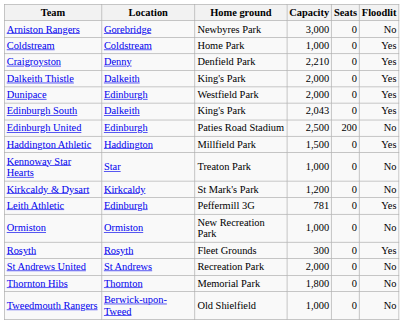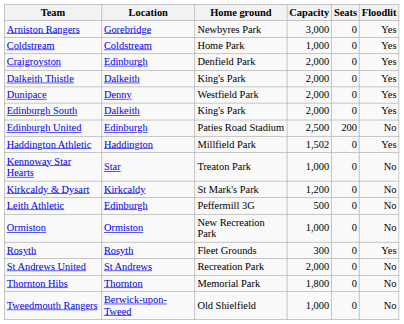(390, 29) No -> (389, 29) Yes
(118, 62) Denny -> (126, 62) Edinburgh
(317, 62) 2,210 -> (317, 62) 2,000
(126, 95) Edinburgh -> (118, 95) Denny
(317, 111) 2,043 -> (317, 111) 2,000
(317, 144) 1,500 -> (317, 144) 1,502
(321, 205) 781 -> (321, 205) 500
(389, 205) Yes -> (390, 205) No
